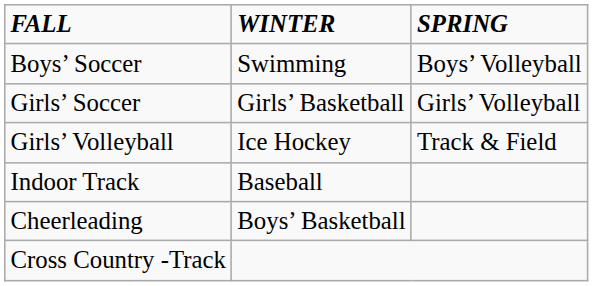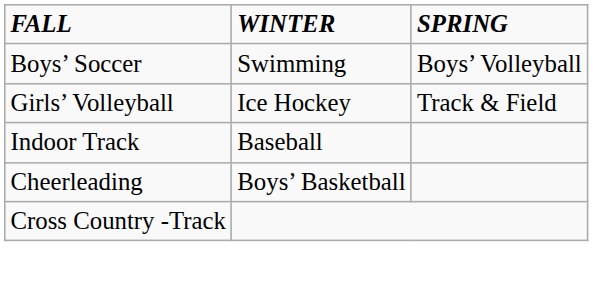- row: (75, 102)
